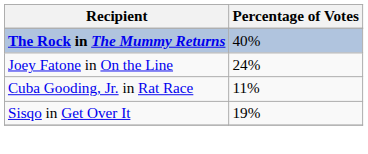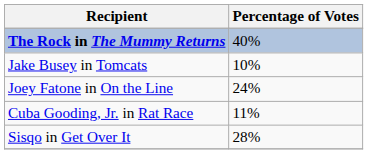+ row: (78, 64)
(246, 112) 19% -> (246, 137) 28%
